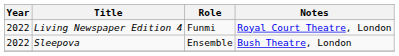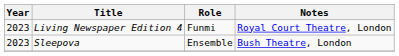(18, 28) 2022 -> (18, 28) 2023
(18, 43) 2022 -> (18, 43) 2023
